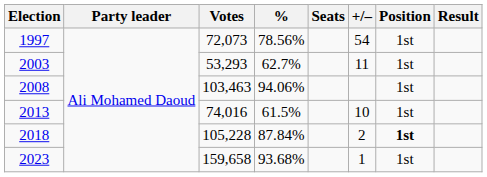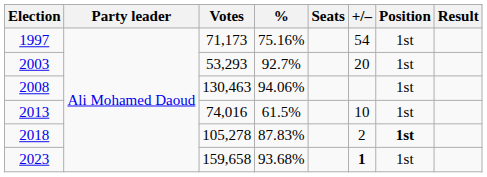(227, 40) 72,073 -> (227, 40) 71,173
(281, 40) 78.56% -> (281, 40) 75.16%
(281, 64) 62.7% -> (281, 64) 92.7%
(362, 64) 11 -> (362, 64) 20
(227, 87) 103,463 -> (227, 87) 130,463
(227, 135) 105,228 -> (227, 135) 105,278
(281, 135) 87.84% -> (281, 135) 87.83%
(362, 159) normal -> (362, 159) bold
